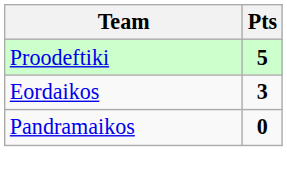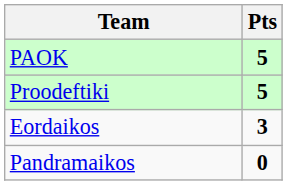+ row: (39, 57)
